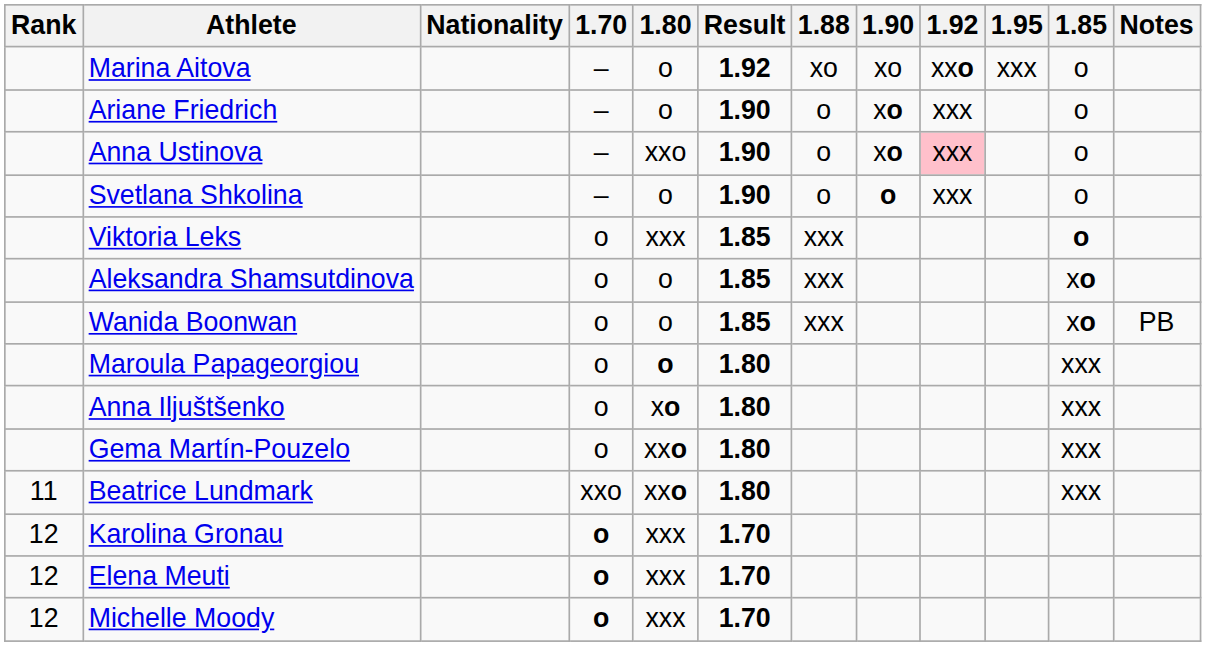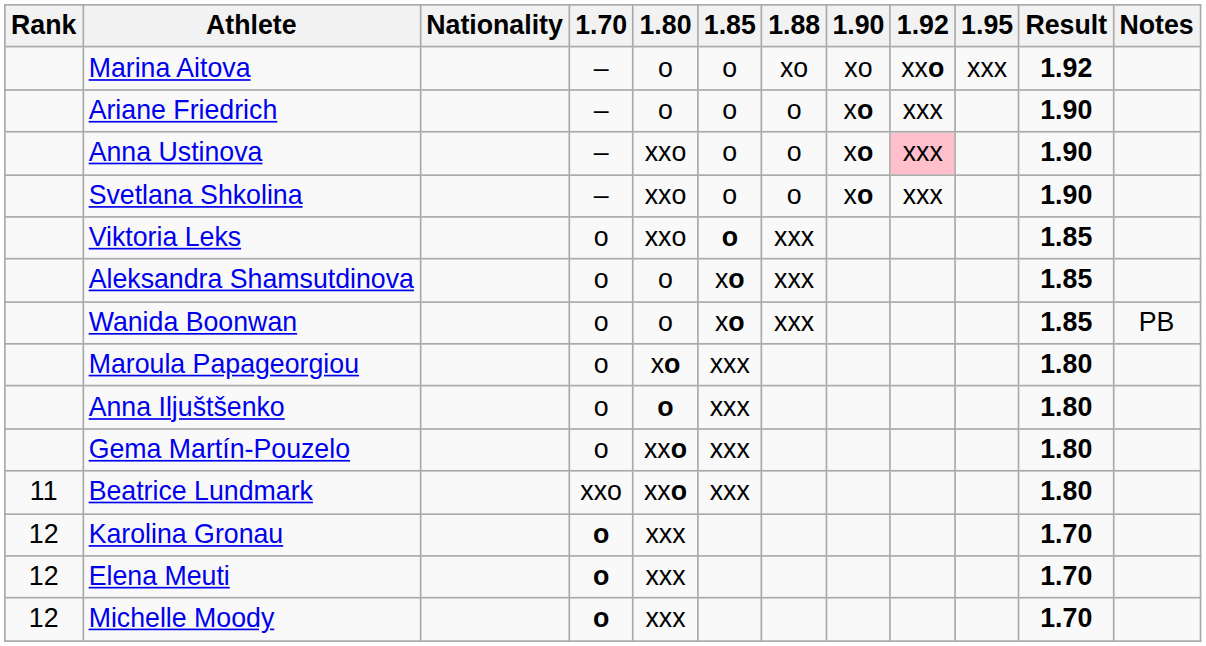columns swapped: (1081, 25) <-> (745, 25)
(665, 195) o -> (665, 195) xxo
(888, 195) o -> (858, 195) xo
(665, 237) xxx -> (665, 237) xxo
(665, 364) o -> (665, 364) xo
(665, 407) xo -> (665, 407) o
